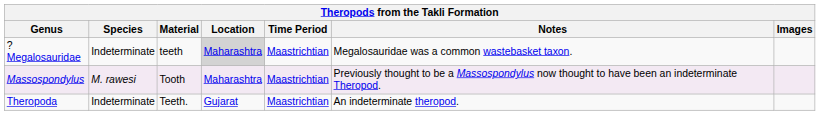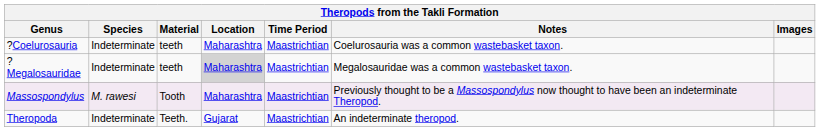+ row: (42, 45)
